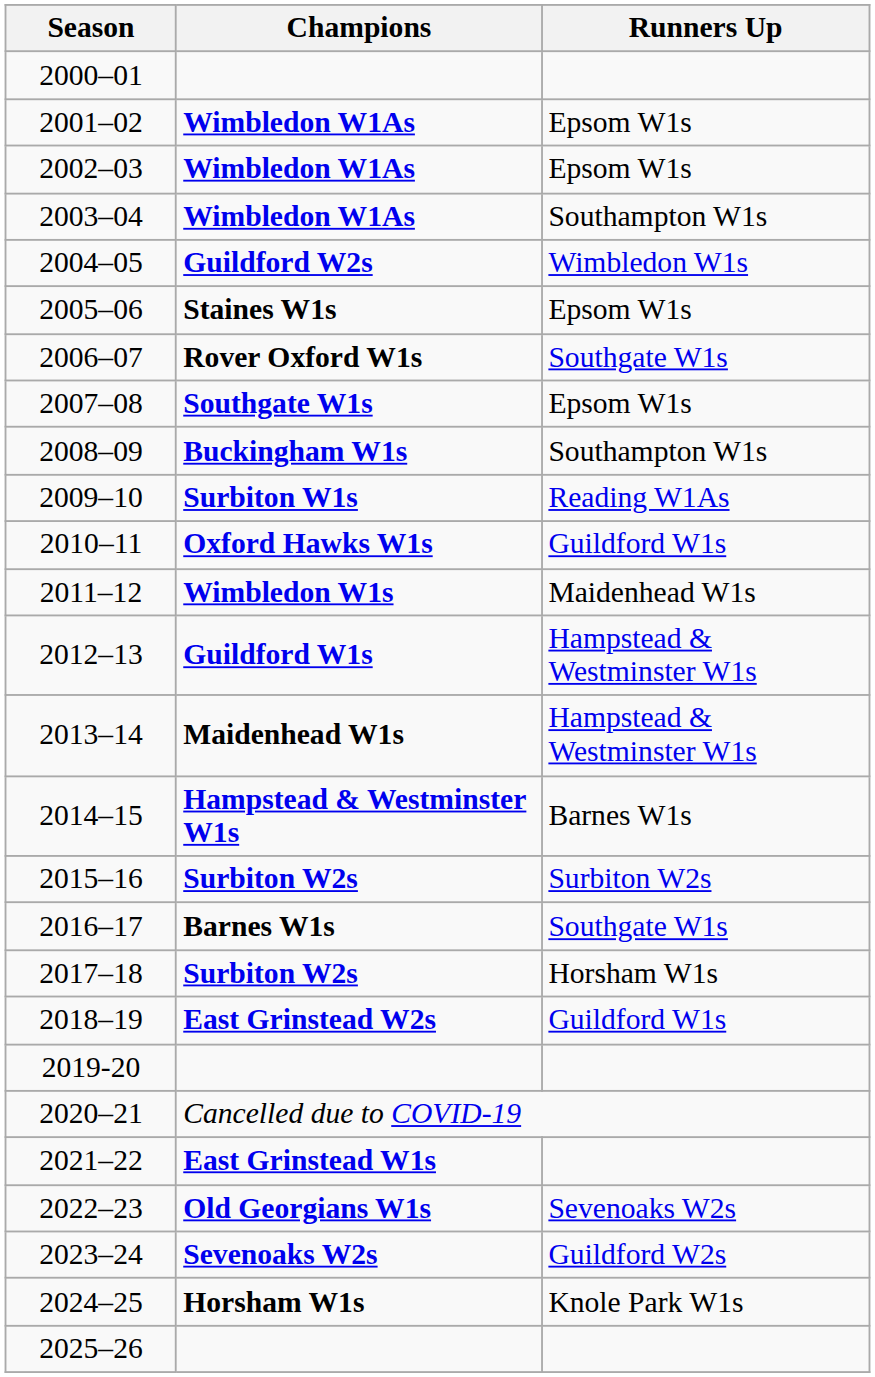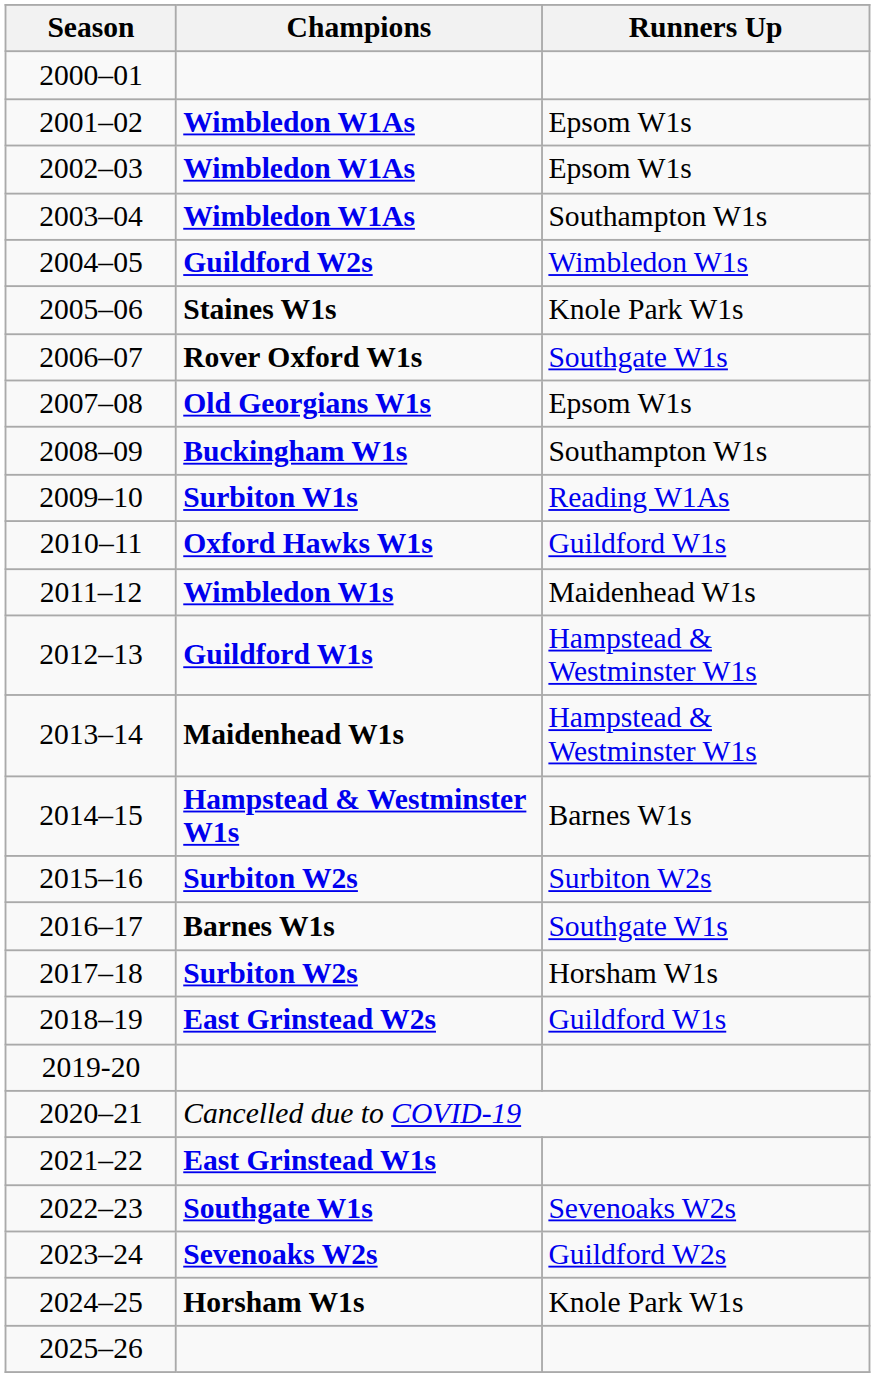(620, 309) Epsom W1s -> (646, 309) Knole Park W1s
(278, 403) Southgate W1s -> (307, 403) Old Georgians W1s
(307, 1207) Old Georgians W1s -> (278, 1207) Southgate W1s
